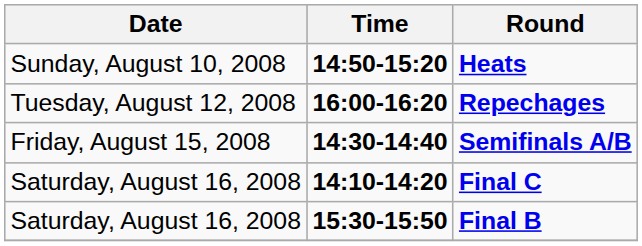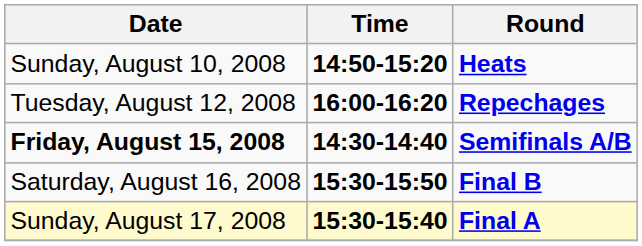(141, 142) normal -> (148, 142) bold
- row: (500, 181)
+ row: (500, 220)
